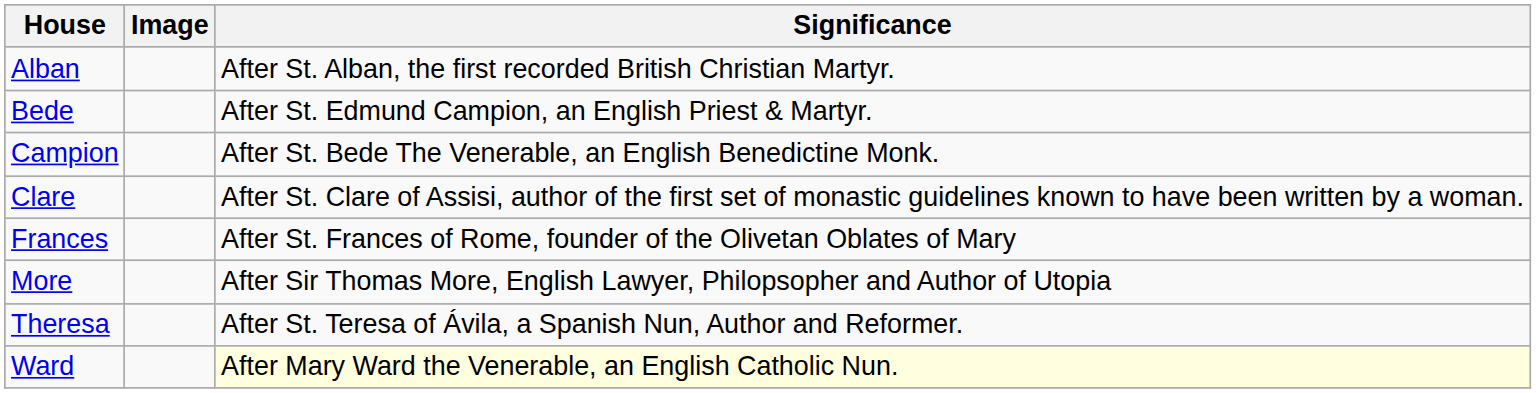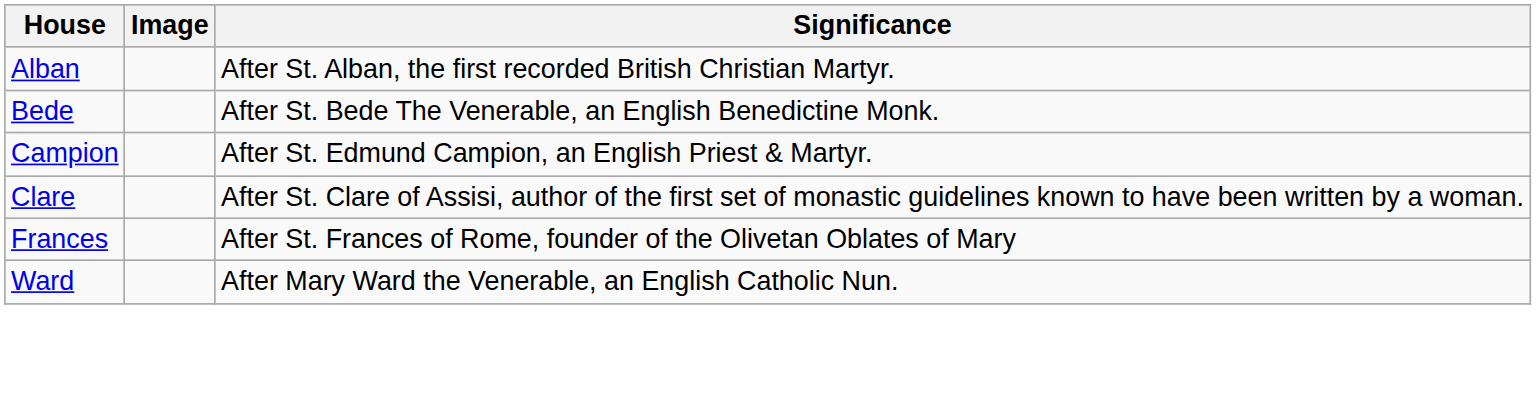(547, 111) After St. Edmund Campion, an English Priest & Martyr. -> (580, 111) After St. Bede The Venerable, an English Benedictine Monk.
(580, 153) After St. Bede The Venerable, an English Benedictine Monk. -> (547, 153) After St. Edmund Campion, an English Priest & Martyr.
- row: (42, 281)
- row: (60, 324)
(560, 366) lightyellow background -> (560, 281) no background
